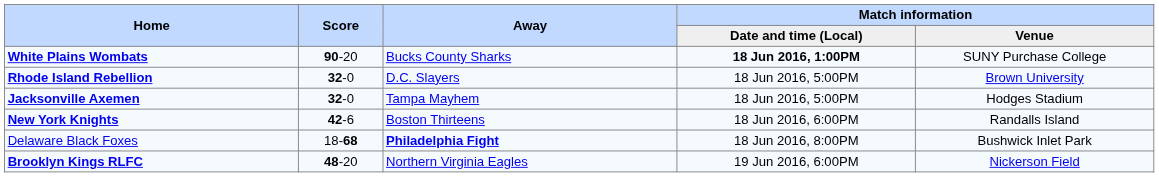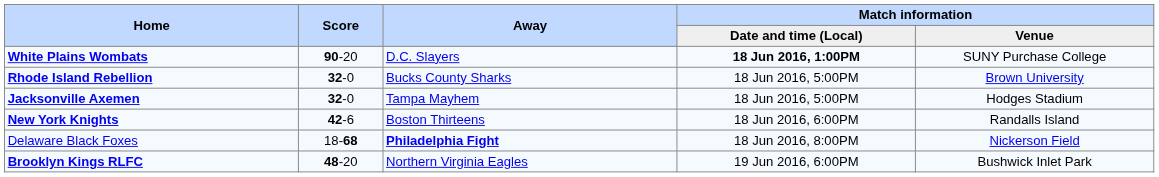(449, 57) Bucks County Sharks -> (423, 57) D.C. Slayers
(423, 78) D.C. Slayers -> (449, 78) Bucks County Sharks
(1035, 140) Bushwick Inlet Park -> (1035, 140) Nickerson Field
(1035, 161) Nickerson Field -> (1035, 161) Bushwick Inlet Park
